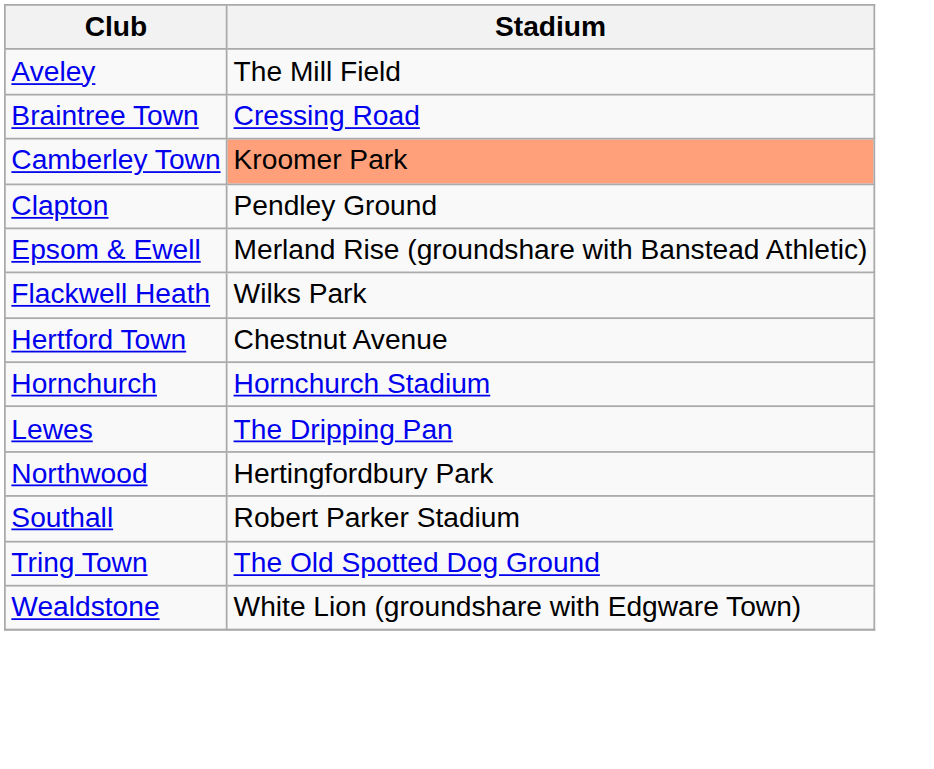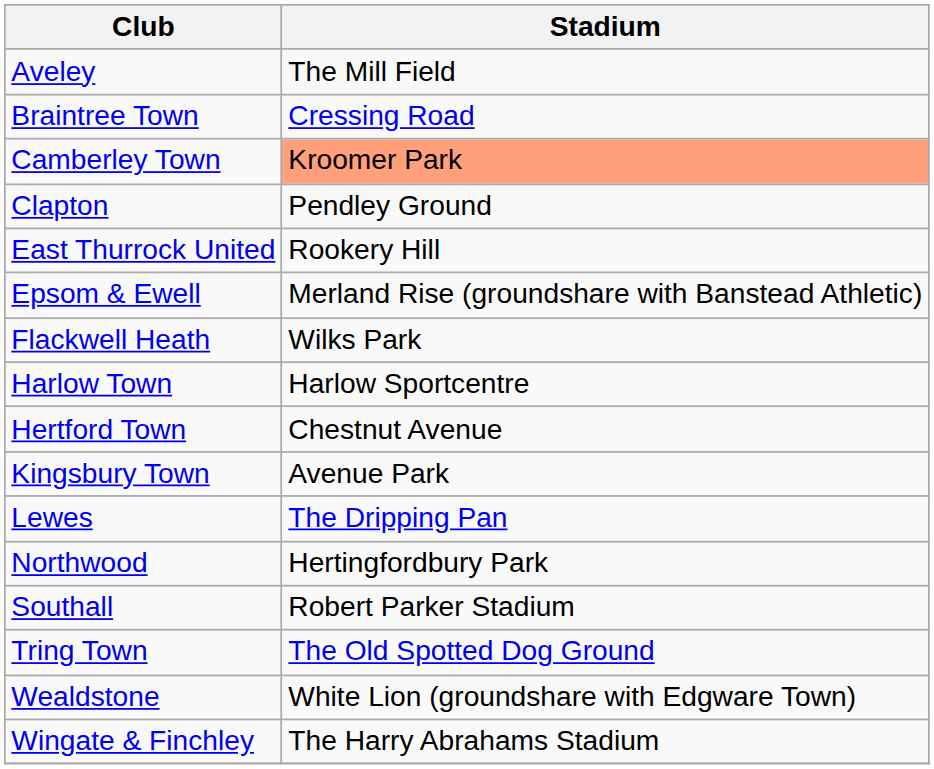+ row: (143, 250)
+ row: (92, 384)
- row: (84, 384)
+ row: (111, 473)
+ row: (133, 741)
